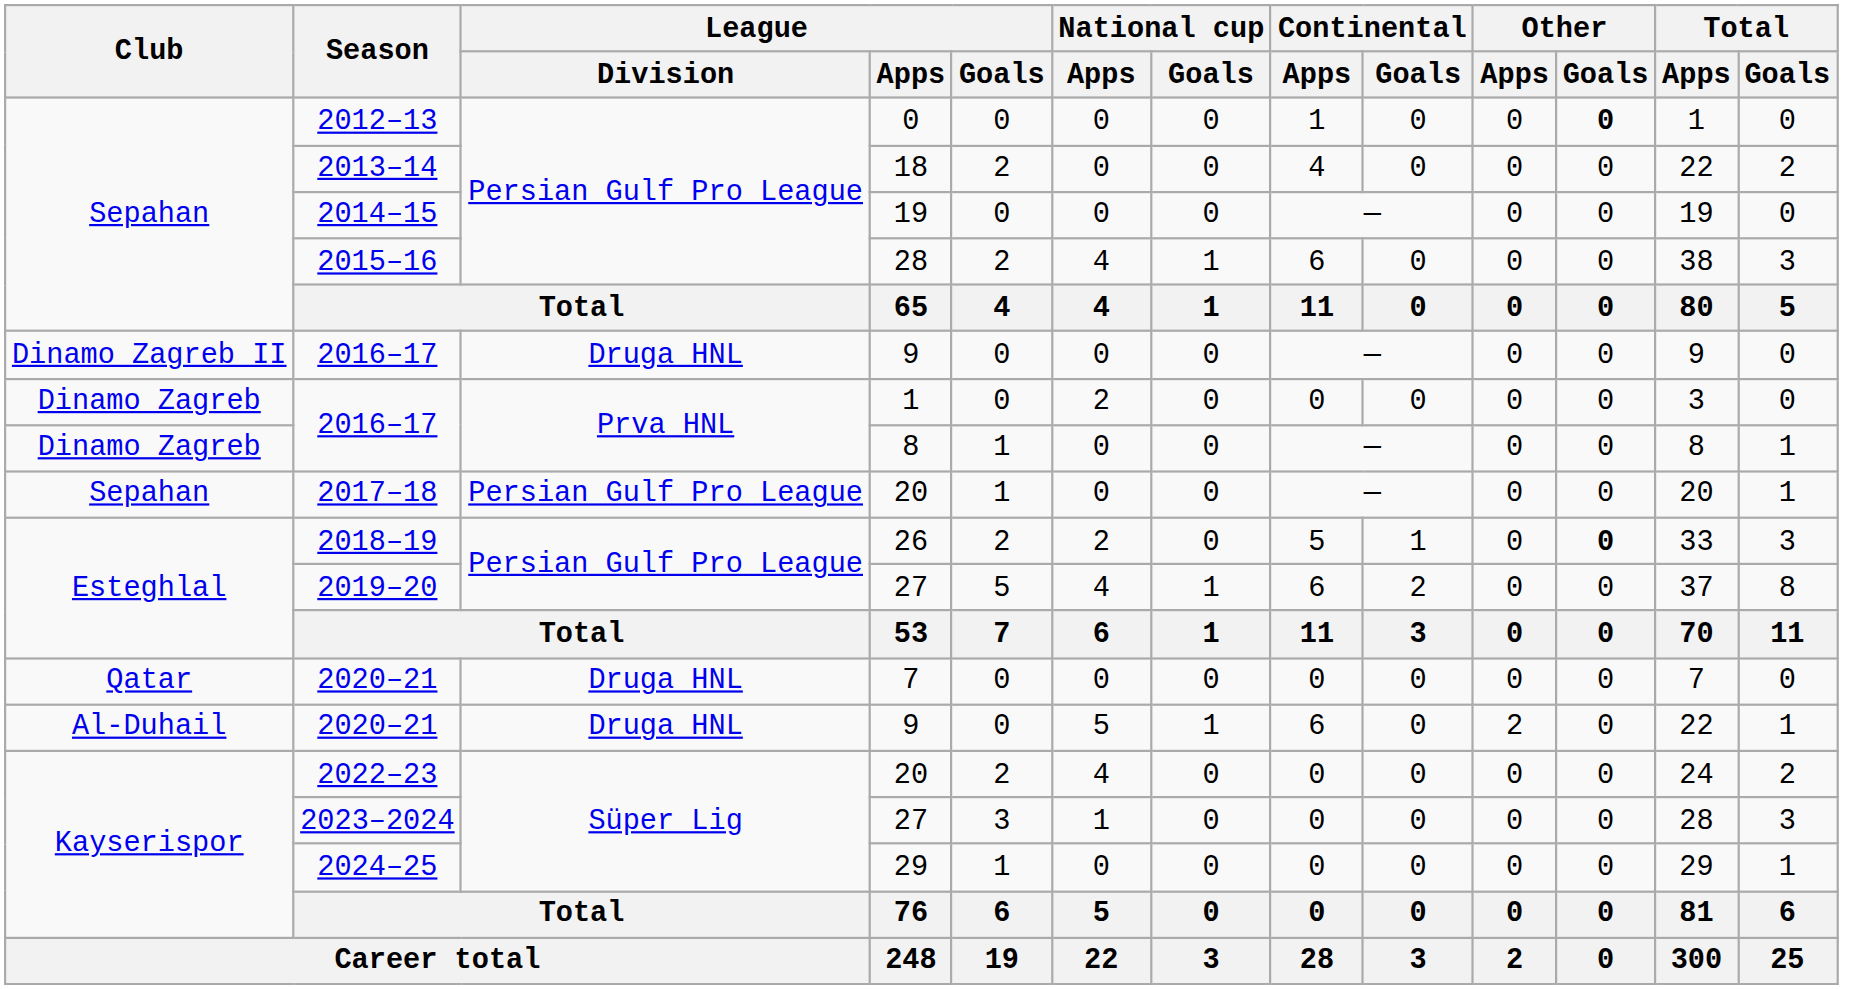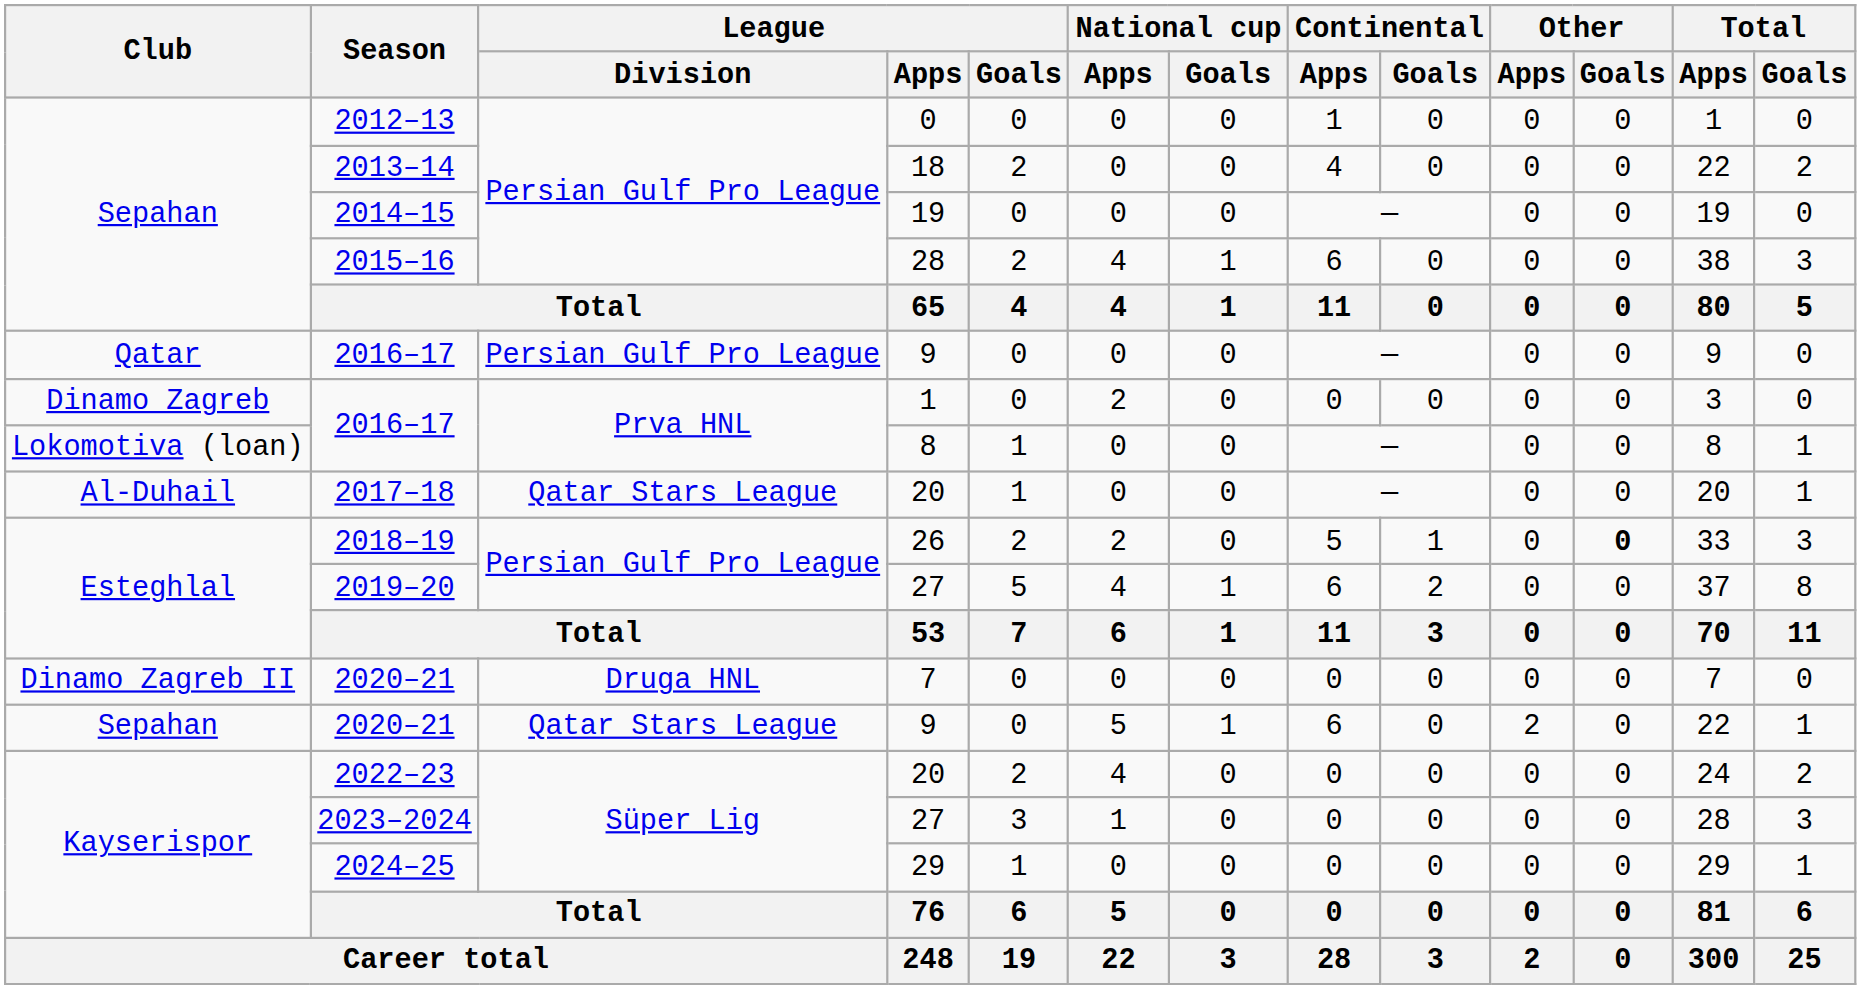(1606, 122) bold -> (1623, 122) normal
(149, 355) Dinamo Zagreb II -> (158, 355) Qatar
(666, 355) Druga HNL -> (683, 355) Persian Gulf Pro League
(149, 448) Dinamo Zagreb -> (158, 448) Lokomotiva (loan)
(149, 495) Sepahan -> (158, 495) Al-Duhail
(666, 495) Persian Gulf Pro League -> (683, 495) Qatar Stars League
(149, 681) Qatar -> (158, 681) Dinamo Zagreb II
(149, 728) Al-Duhail -> (158, 728) Sepahan
(666, 728) Druga HNL -> (683, 728) Qatar Stars League
